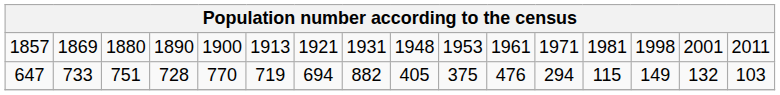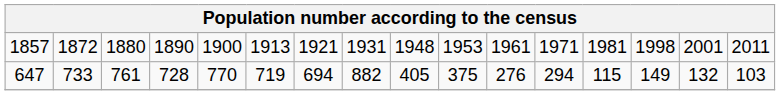(78, 47) 1869 -> (78, 47) 1872
(126, 75) 751 -> (126, 75) 761
(511, 75) 476 -> (511, 75) 276
